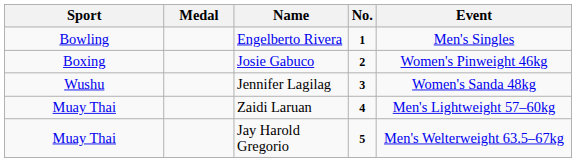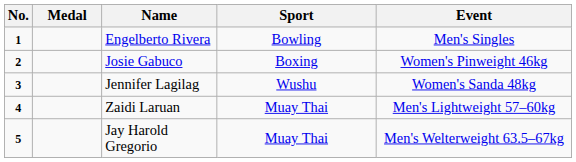columns swapped: (362, 15) <-> (84, 15)
